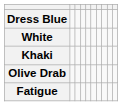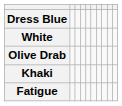rows swapped: (37, 55) <-> (37, 73)
